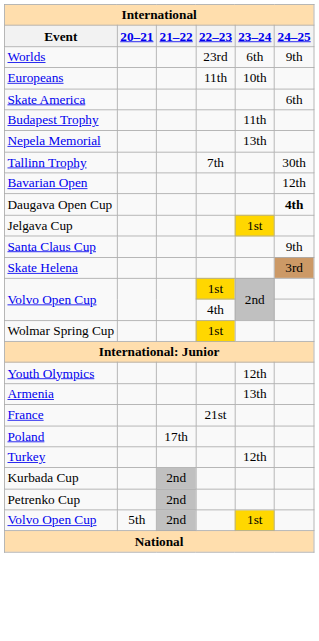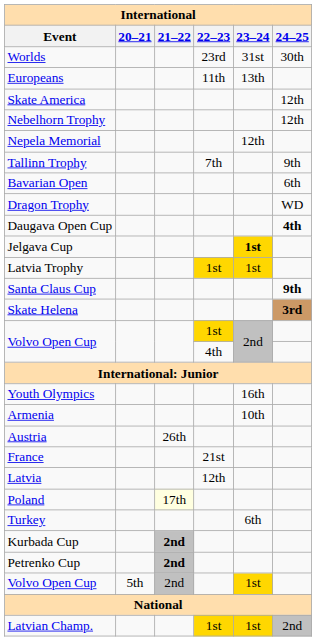(255, 57) 6th -> (253, 57) 31st
(294, 57) 9th -> (292, 57) 30th
(255, 78) 10th -> (253, 78) 13th
(294, 99) 6th -> (292, 99) 12th
- row: (53, 120)
+ row: (56, 120)
(255, 141) 13th -> (253, 141) 12th
(294, 162) 30th -> (292, 162) 9th
(294, 183) 12th -> (292, 183) 6th
+ row: (48, 204)
(255, 225) normal -> (253, 246) bold
+ row: (45, 267)
(294, 246) normal -> (292, 288) bold
(294, 267) normal -> (292, 309) bold
- row: (61, 330)
(255, 373) 12th -> (253, 394) 16th
(255, 394) 13th -> (253, 415) 10th
+ row: (27, 436)
+ row: (24, 478)
(176, 436) no background -> (174, 499) lightyellow background
(255, 457) 12th -> (253, 520) 6th
(176, 478) normal -> (174, 541) bold
(176, 499) normal -> (174, 562) bold
+ row: (50, 625)
